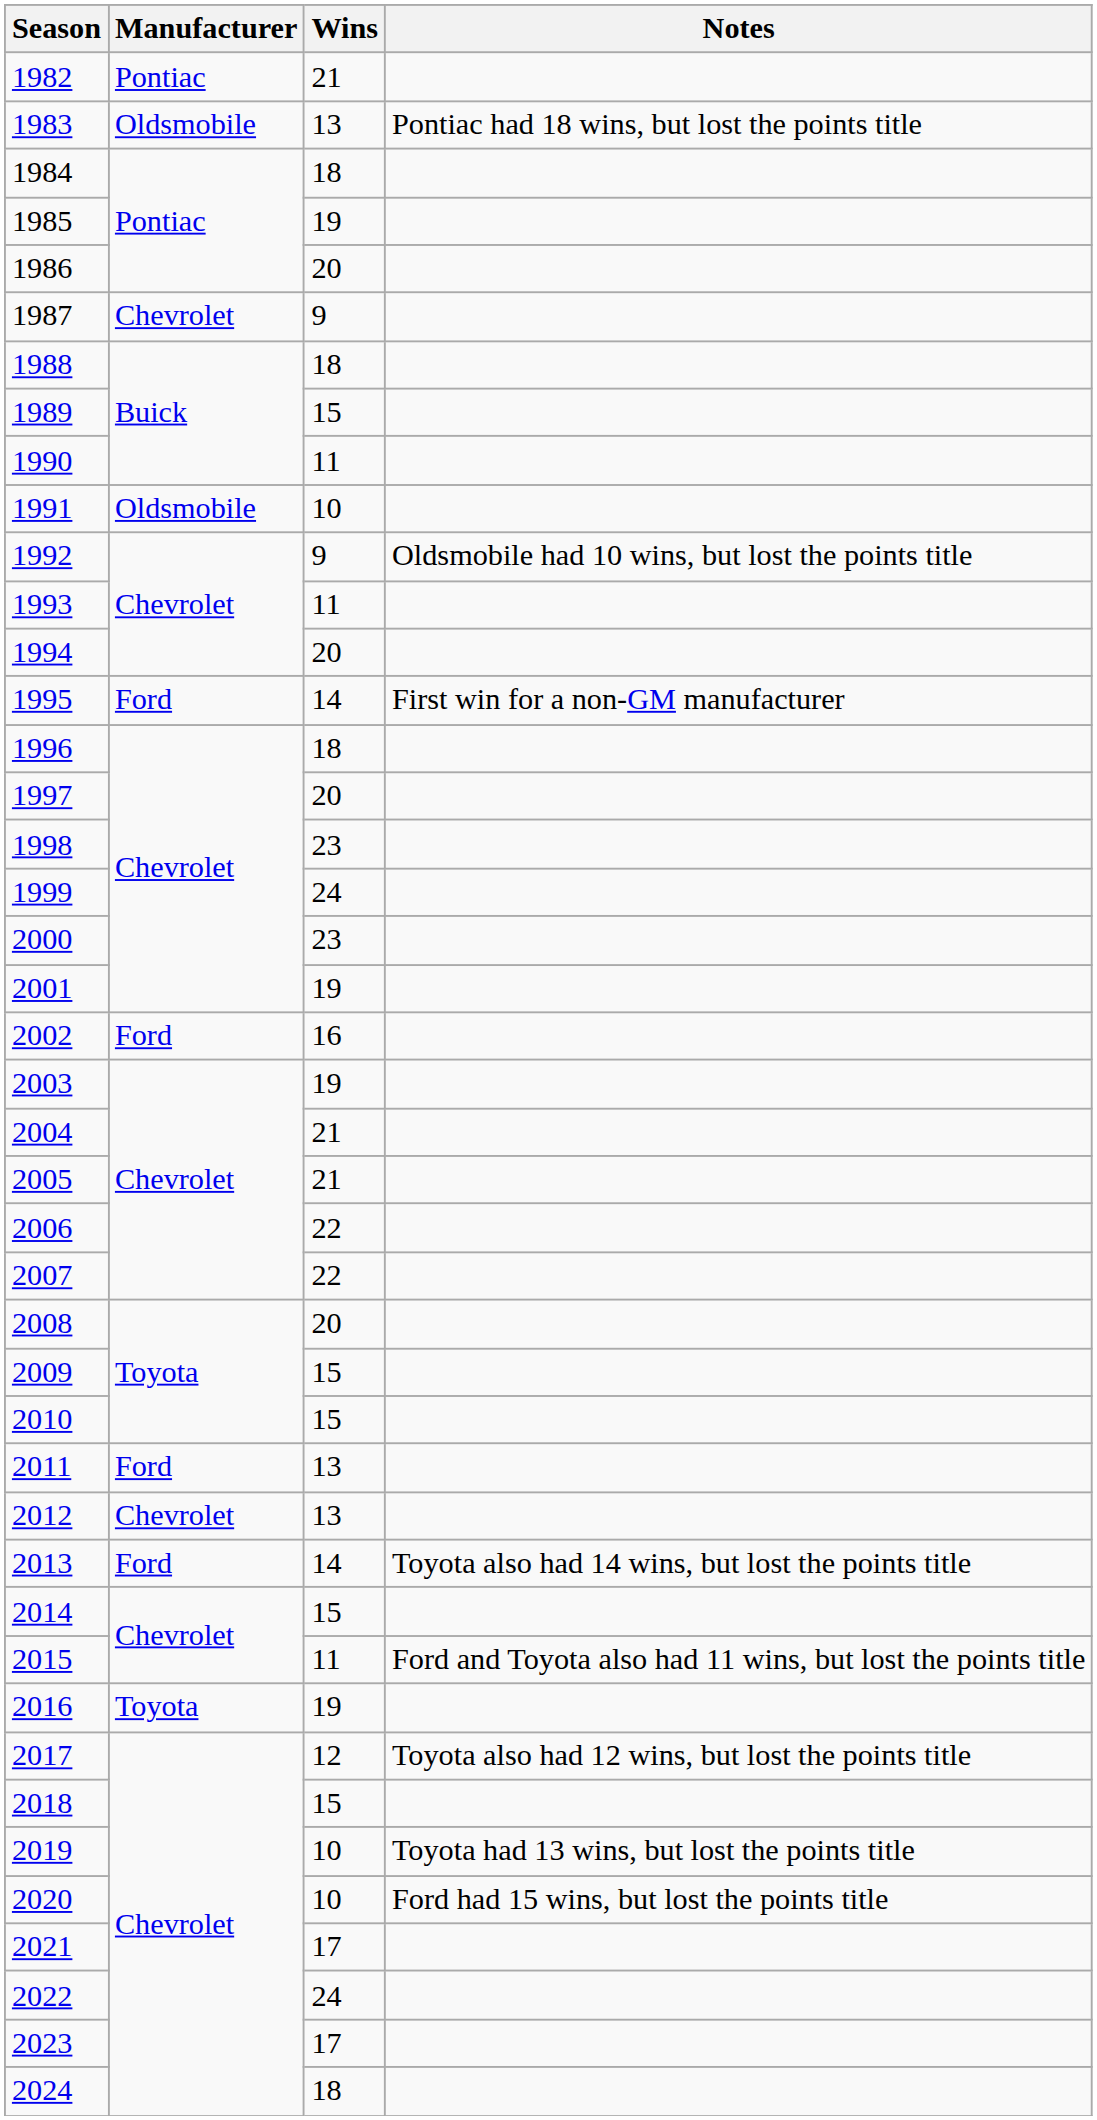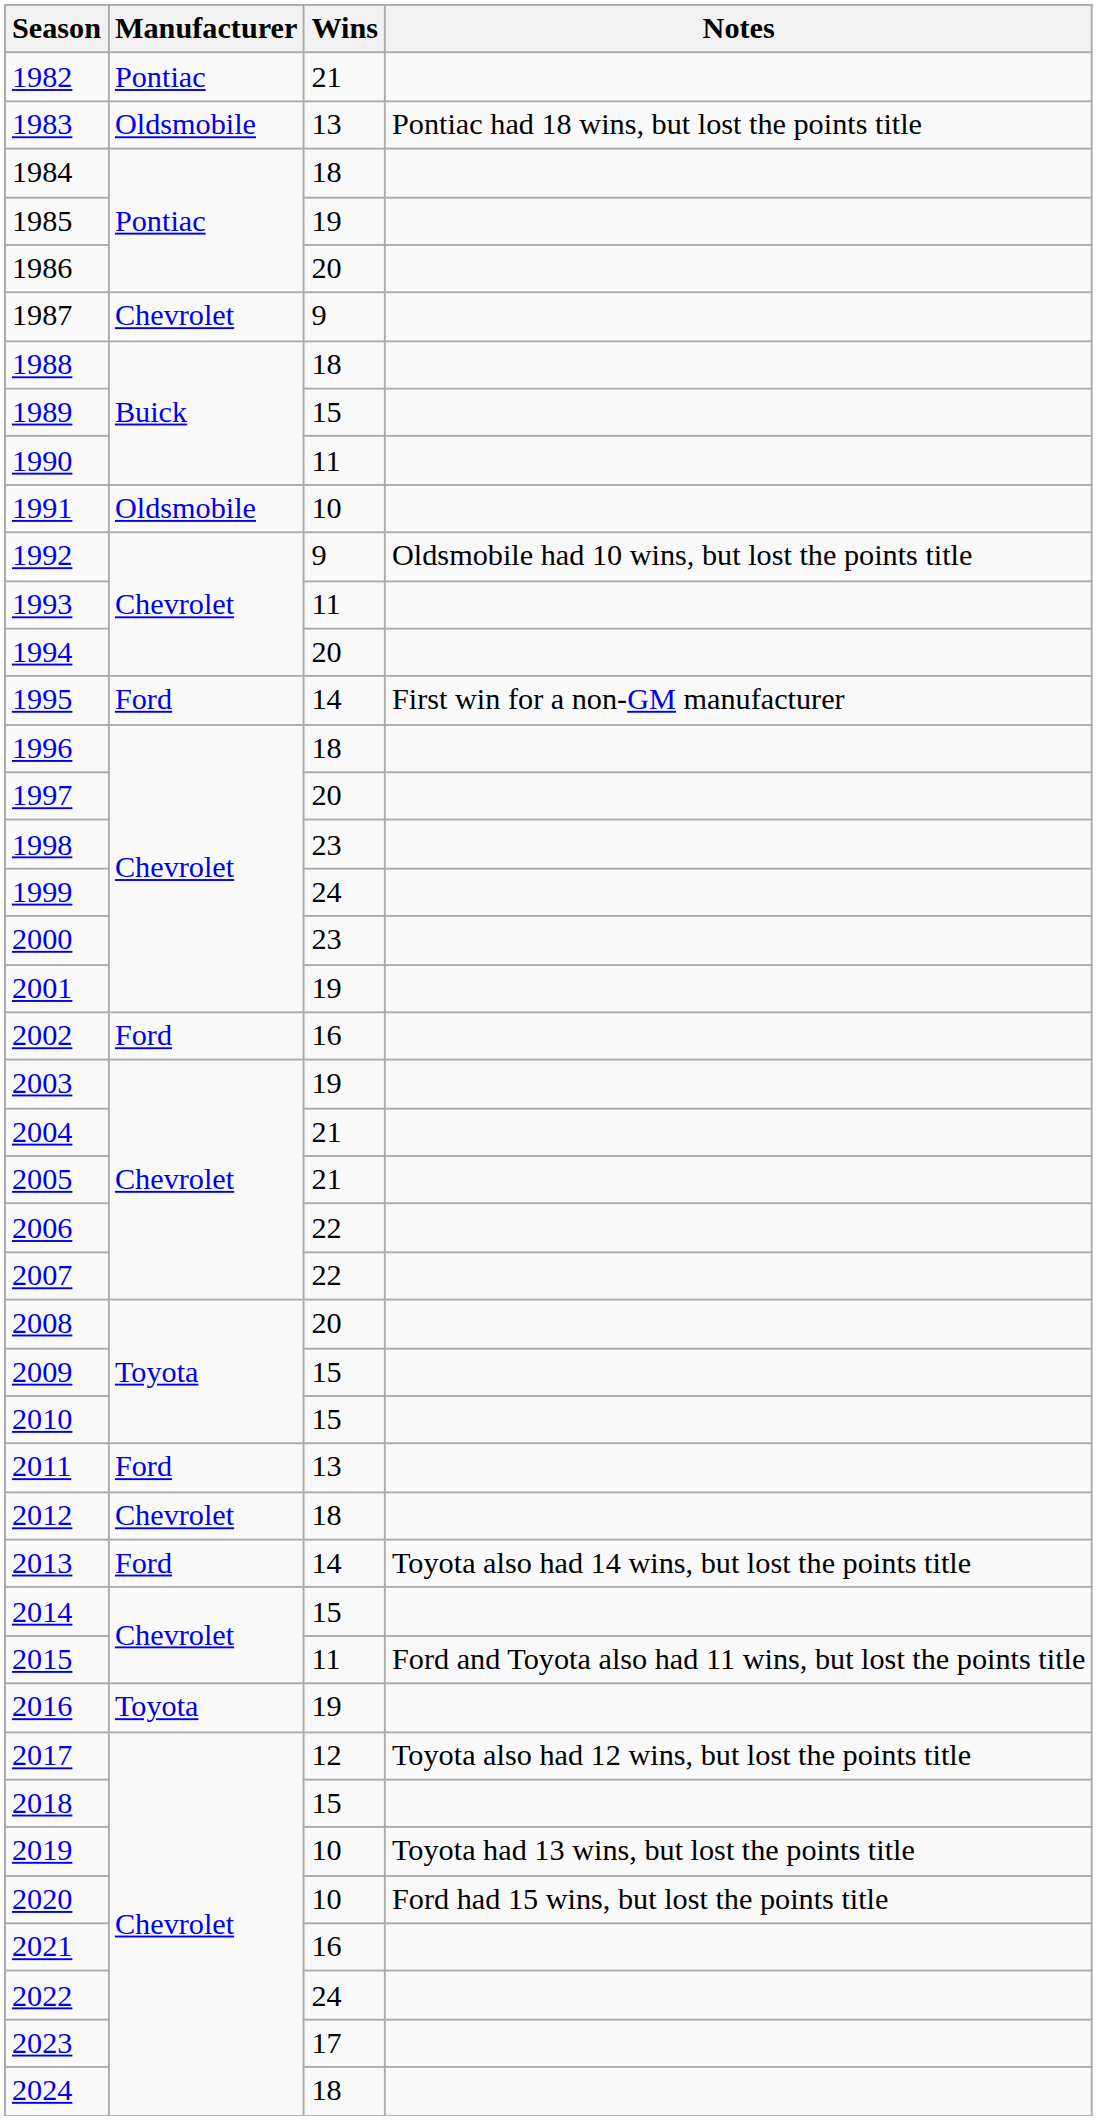(327, 1515) 13 -> (327, 1515) 18
(327, 1946) 17 -> (327, 1946) 16
